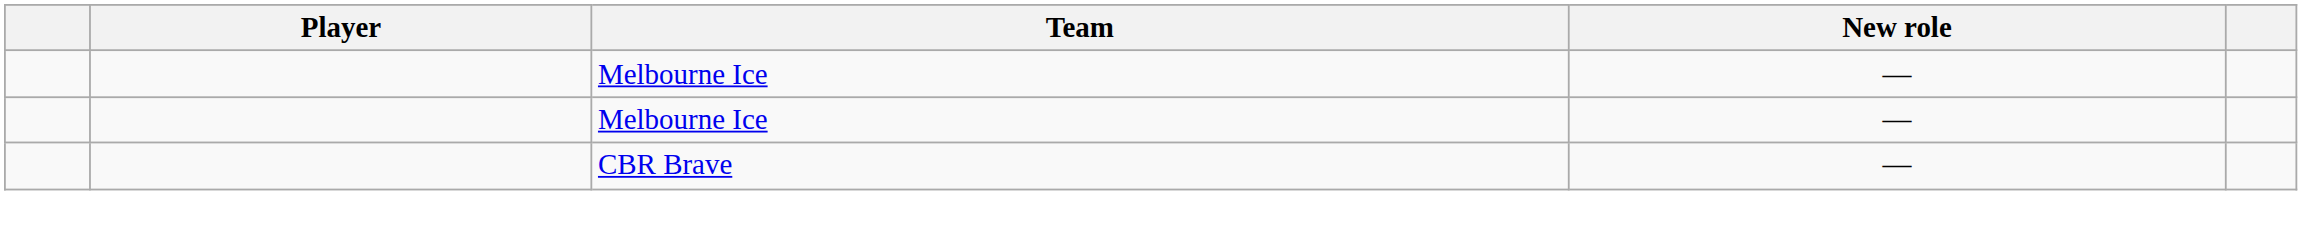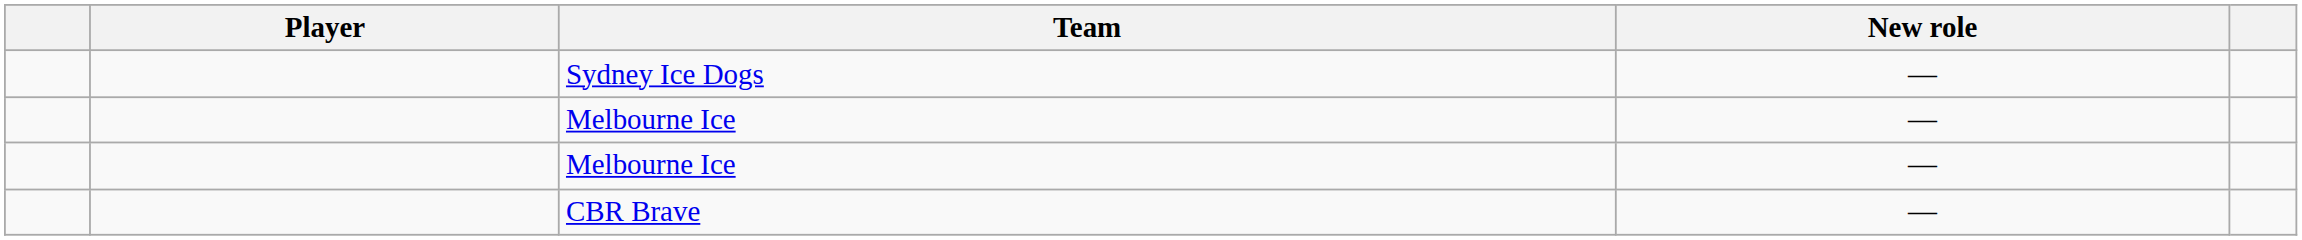+ row: (48, 74)
